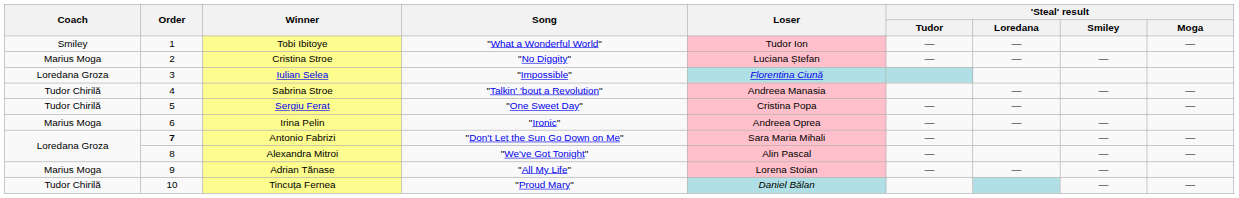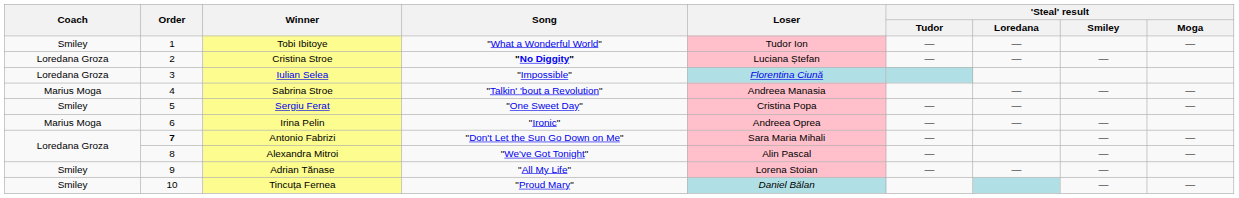(73, 59) Marius Moga -> (73, 59) Loredana Groza
(545, 59) normal -> (545, 59) bold
(73, 91) Tudor Chirilă -> (73, 91) Marius Moga
(73, 106) Tudor Chirilă -> (73, 106) Smiley
(73, 169) Marius Moga -> (73, 169) Smiley
(73, 185) Tudor Chirilă -> (73, 185) Smiley
